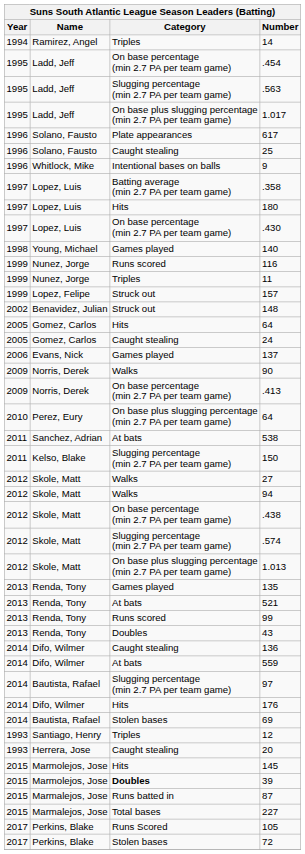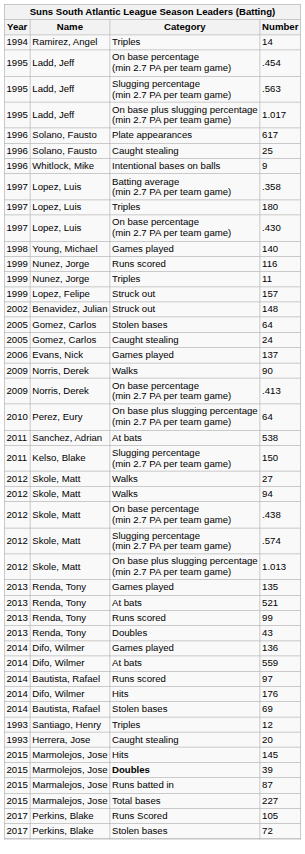(120, 207) Hits -> (126, 207) Triples
(120, 324) Hits -> (140, 324) Stolen bases
(145, 648) Caught stealing -> (143, 648) Games played
(172, 684) Slugging percentage (min 2.7 PA per team game) -> (139, 679) Runs scored
